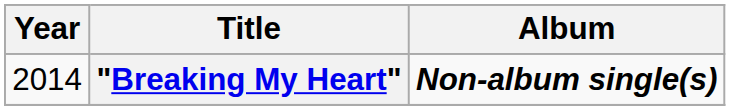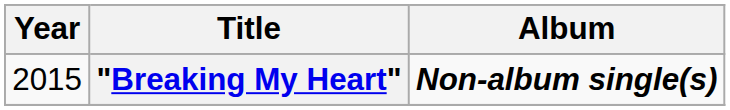(47, 79) 2014 -> (47, 79) 2015
